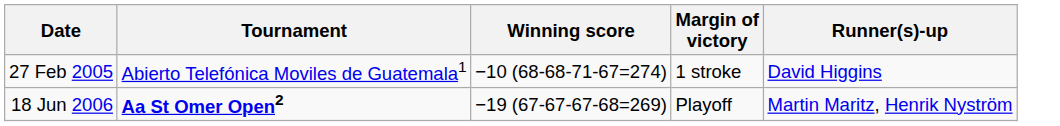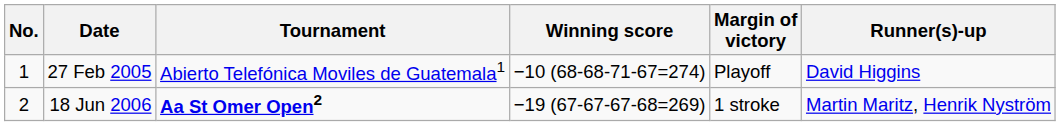+ column: (24, 30)
(708, 71) 1 stroke -> (742, 71) Playoff
(704, 105) Playoff -> (747, 105) 1 stroke
